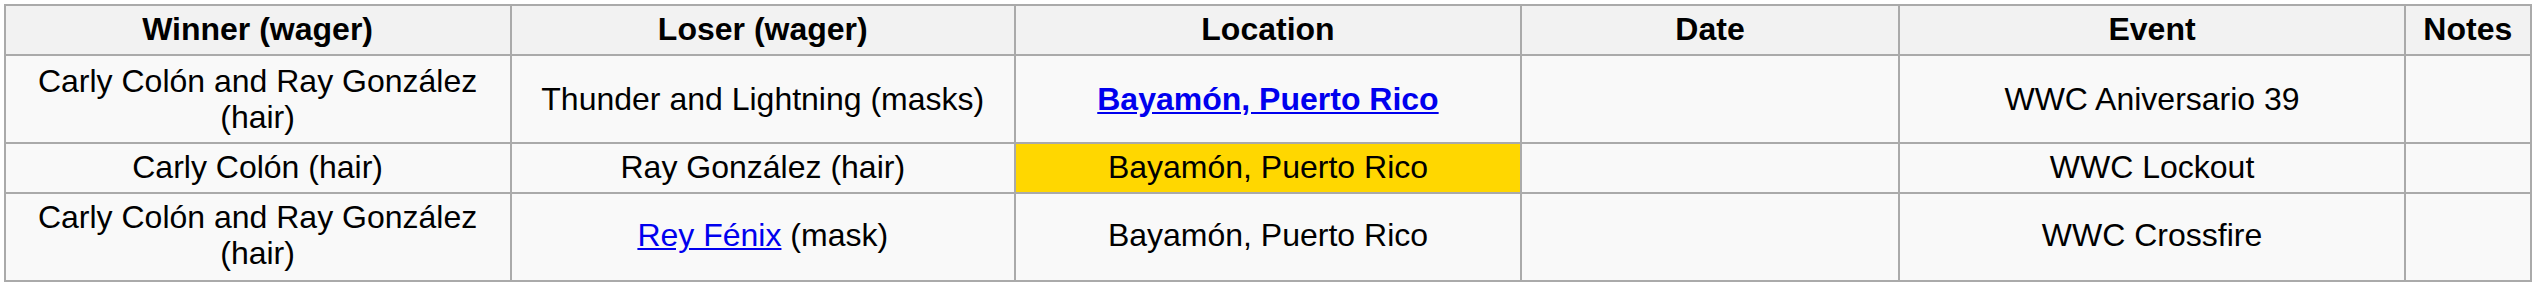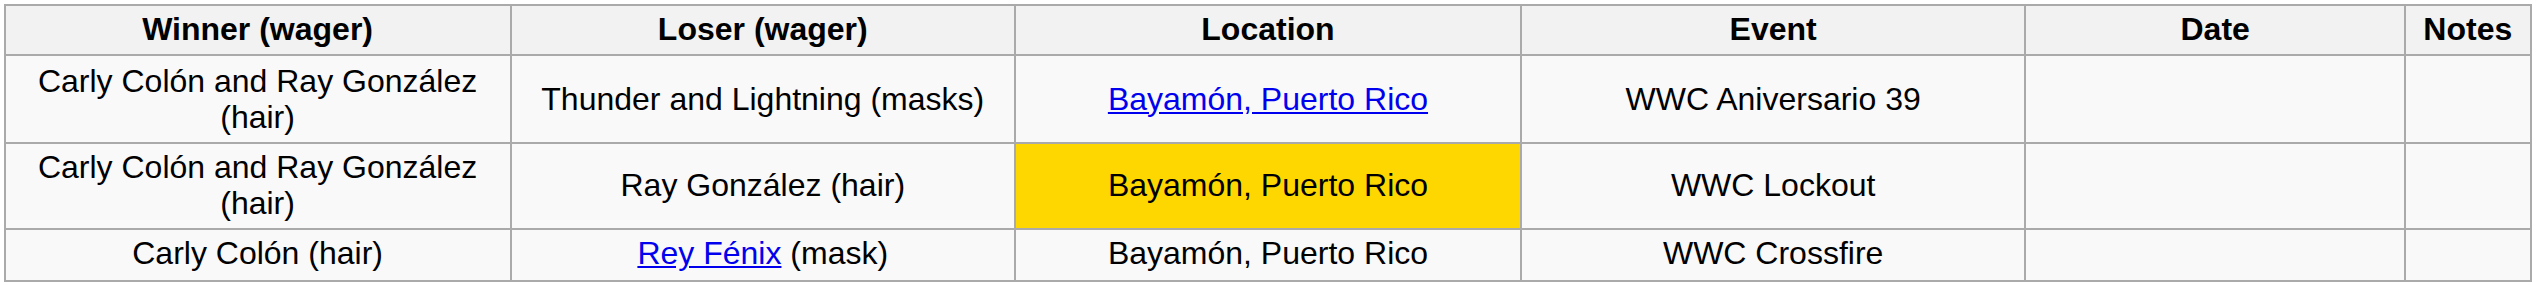columns swapped: (2152, 29) <-> (1710, 29)
(1268, 98) bold -> (1268, 98) normal
(258, 167) Carly Colón (hair) -> (258, 185) Carly Colón and Ray González (hair)
(258, 236) Carly Colón and Ray González (hair) -> (258, 254) Carly Colón (hair)
